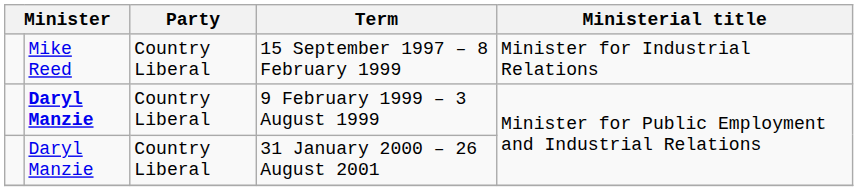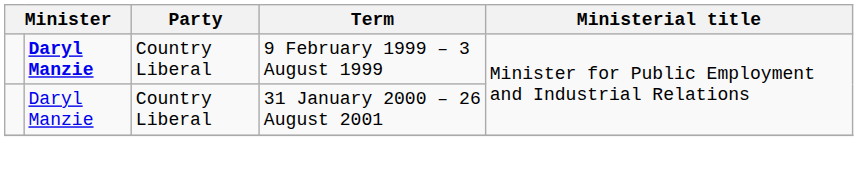- row: (374, 59)
